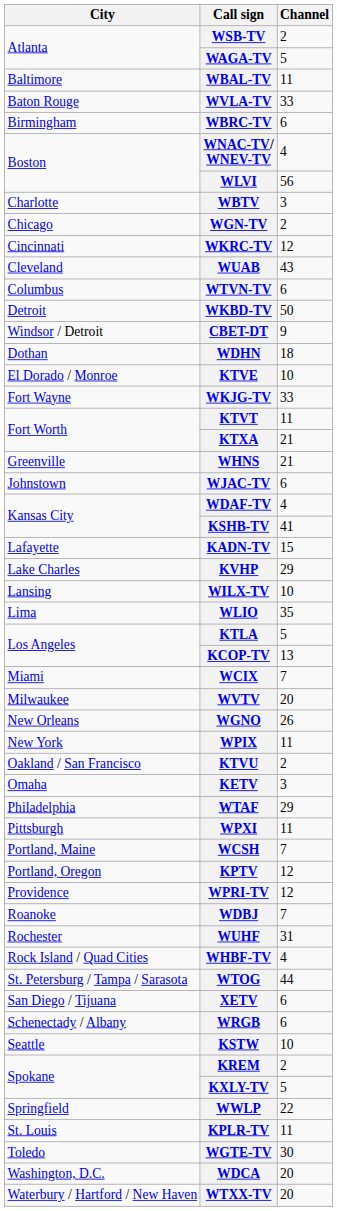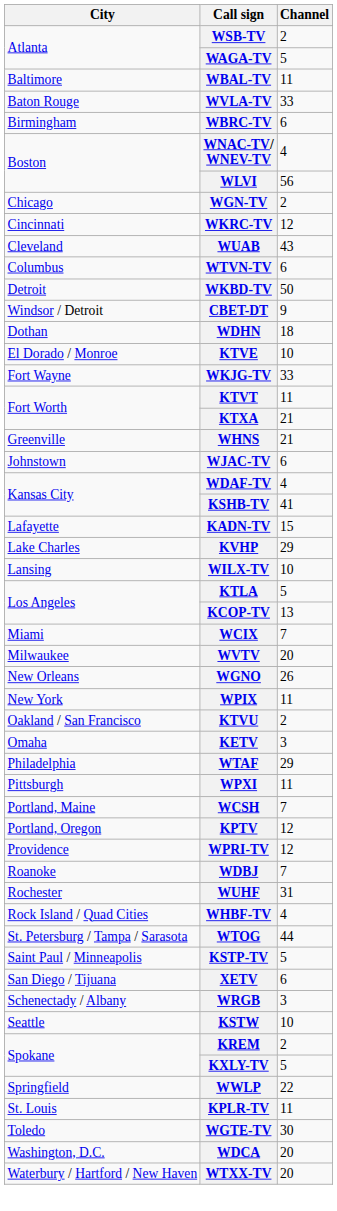- row: (239, 203)
- row: (239, 612)
+ row: (239, 958)
(283, 1022) 6 -> (283, 1001) 3
